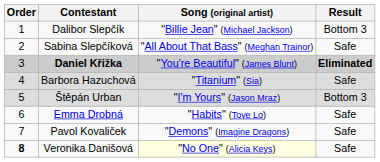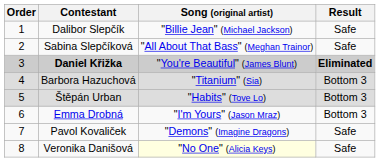(345, 30) Bottom 3 -> (345, 30) Safe
(345, 81) Safe -> (345, 81) Bottom 3
(227, 98) "I'm Yours" (Jason Mraz) -> (227, 98) "Habits" (Tove Lo)
(227, 115) "Habits" (Tove Lo) -> (227, 115) "I'm Yours" (Jason Mraz)
(345, 115) Safe -> (345, 115) Bottom 3
(21, 149) bold -> (21, 149) normal
